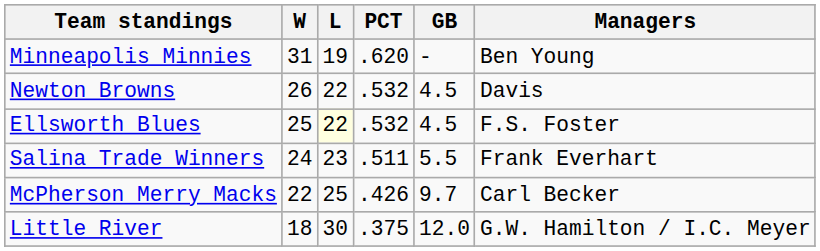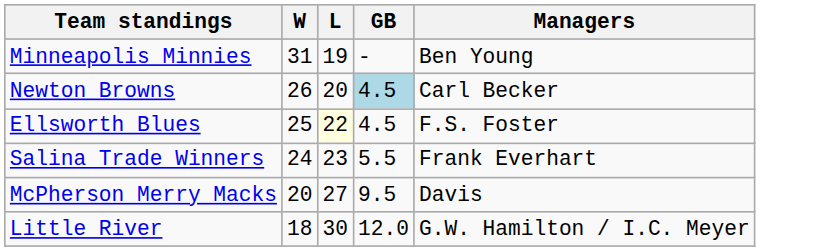- column: (383, 22)
(335, 91) 22 -> (335, 91) 20
(438, 91) no background -> (377, 91) lightblue background
(512, 91) Davis -> (489, 91) Carl Becker
(300, 195) 22 -> (300, 195) 20
(335, 195) 25 -> (335, 195) 27
(438, 195) 9.7 -> (377, 195) 9.5
(550, 195) Carl Becker -> (451, 195) Davis
